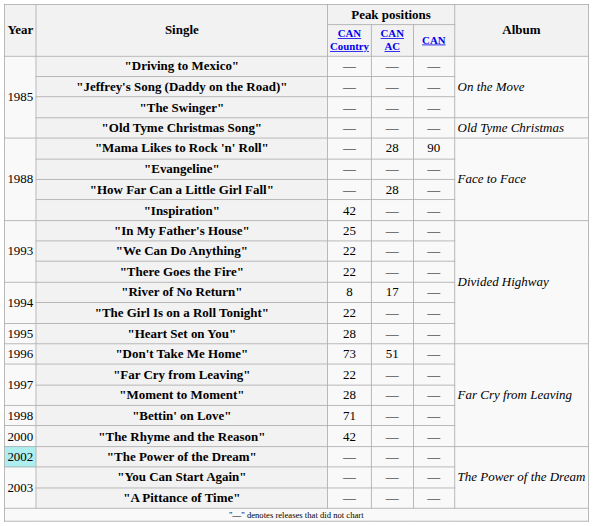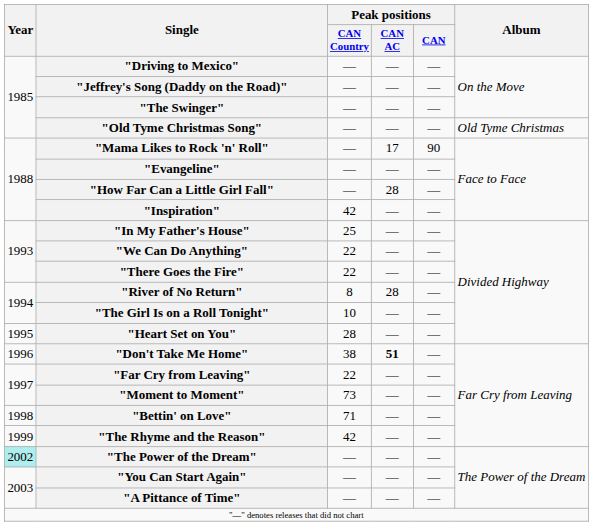(392, 148) 28 -> (392, 148) 17
(392, 292) 17 -> (392, 292) 28
(349, 313) 22 -> (349, 313) 10
(349, 354) 73 -> (349, 354) 38
(392, 354) normal -> (392, 354) bold
(349, 395) 28 -> (349, 395) 73
(20, 436) 2000 -> (20, 436) 1999
